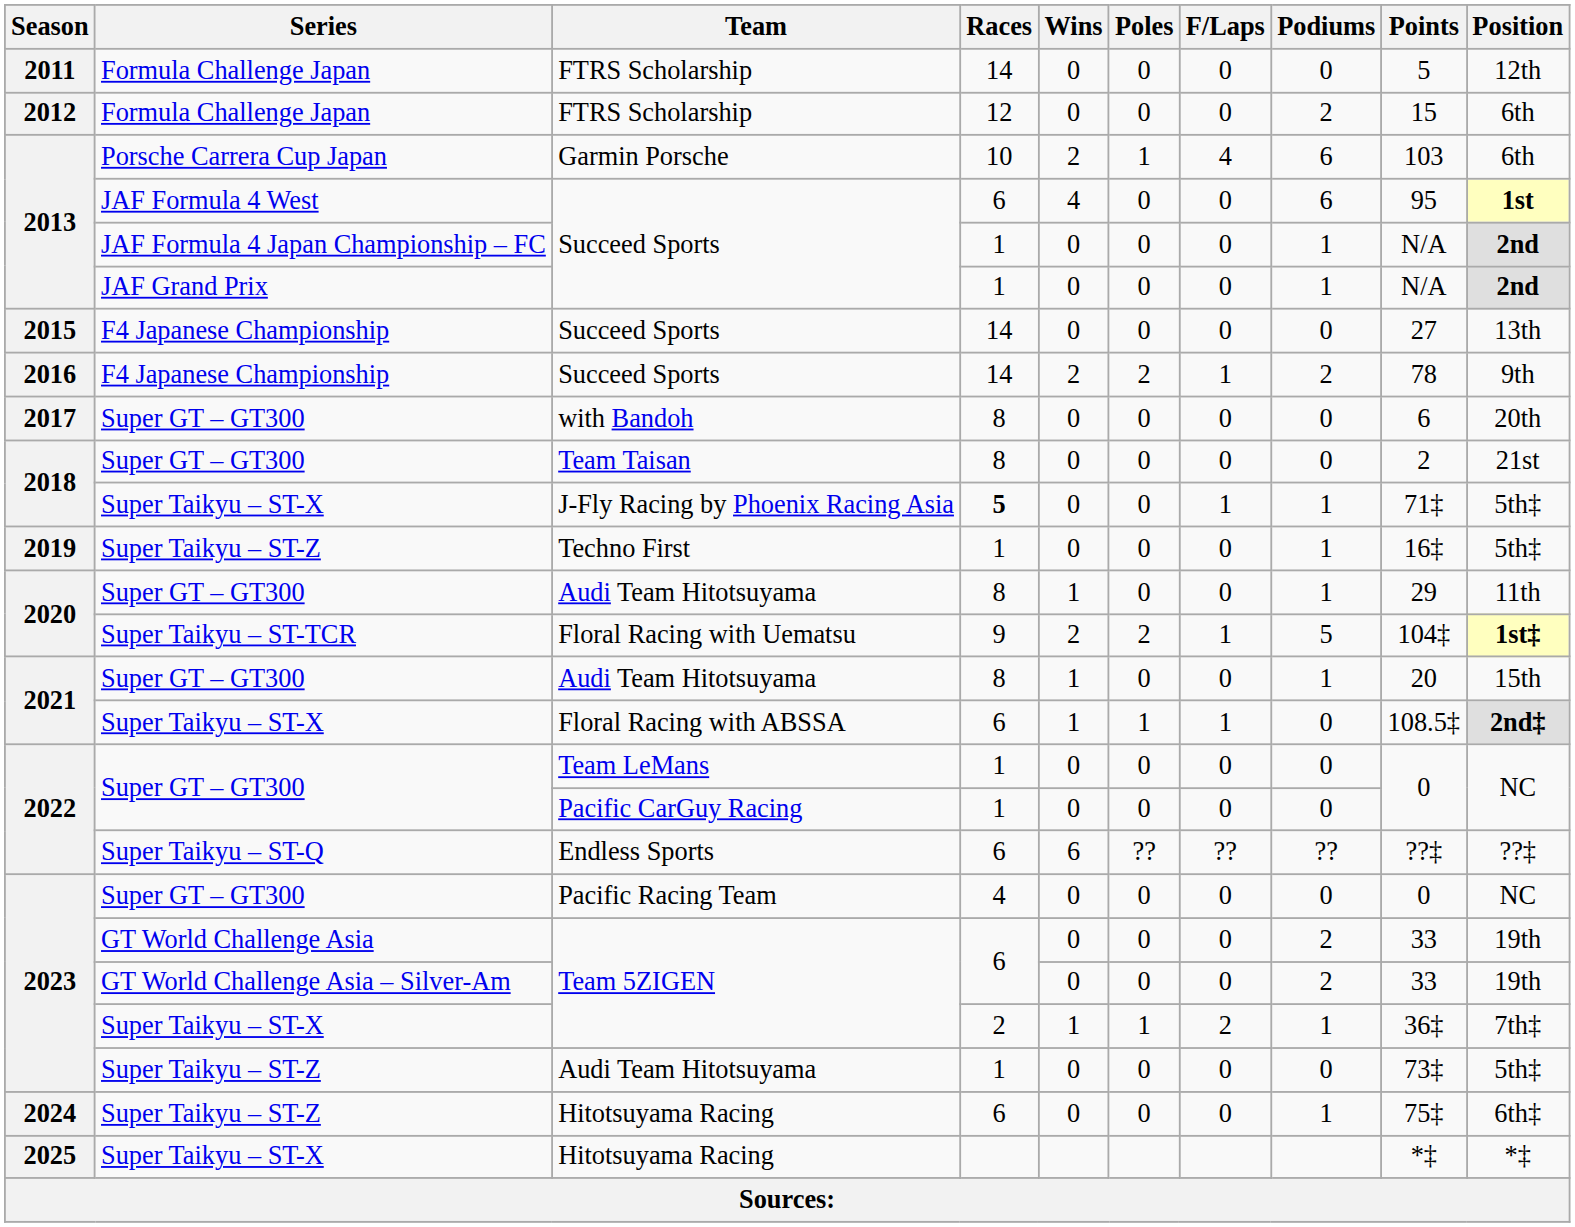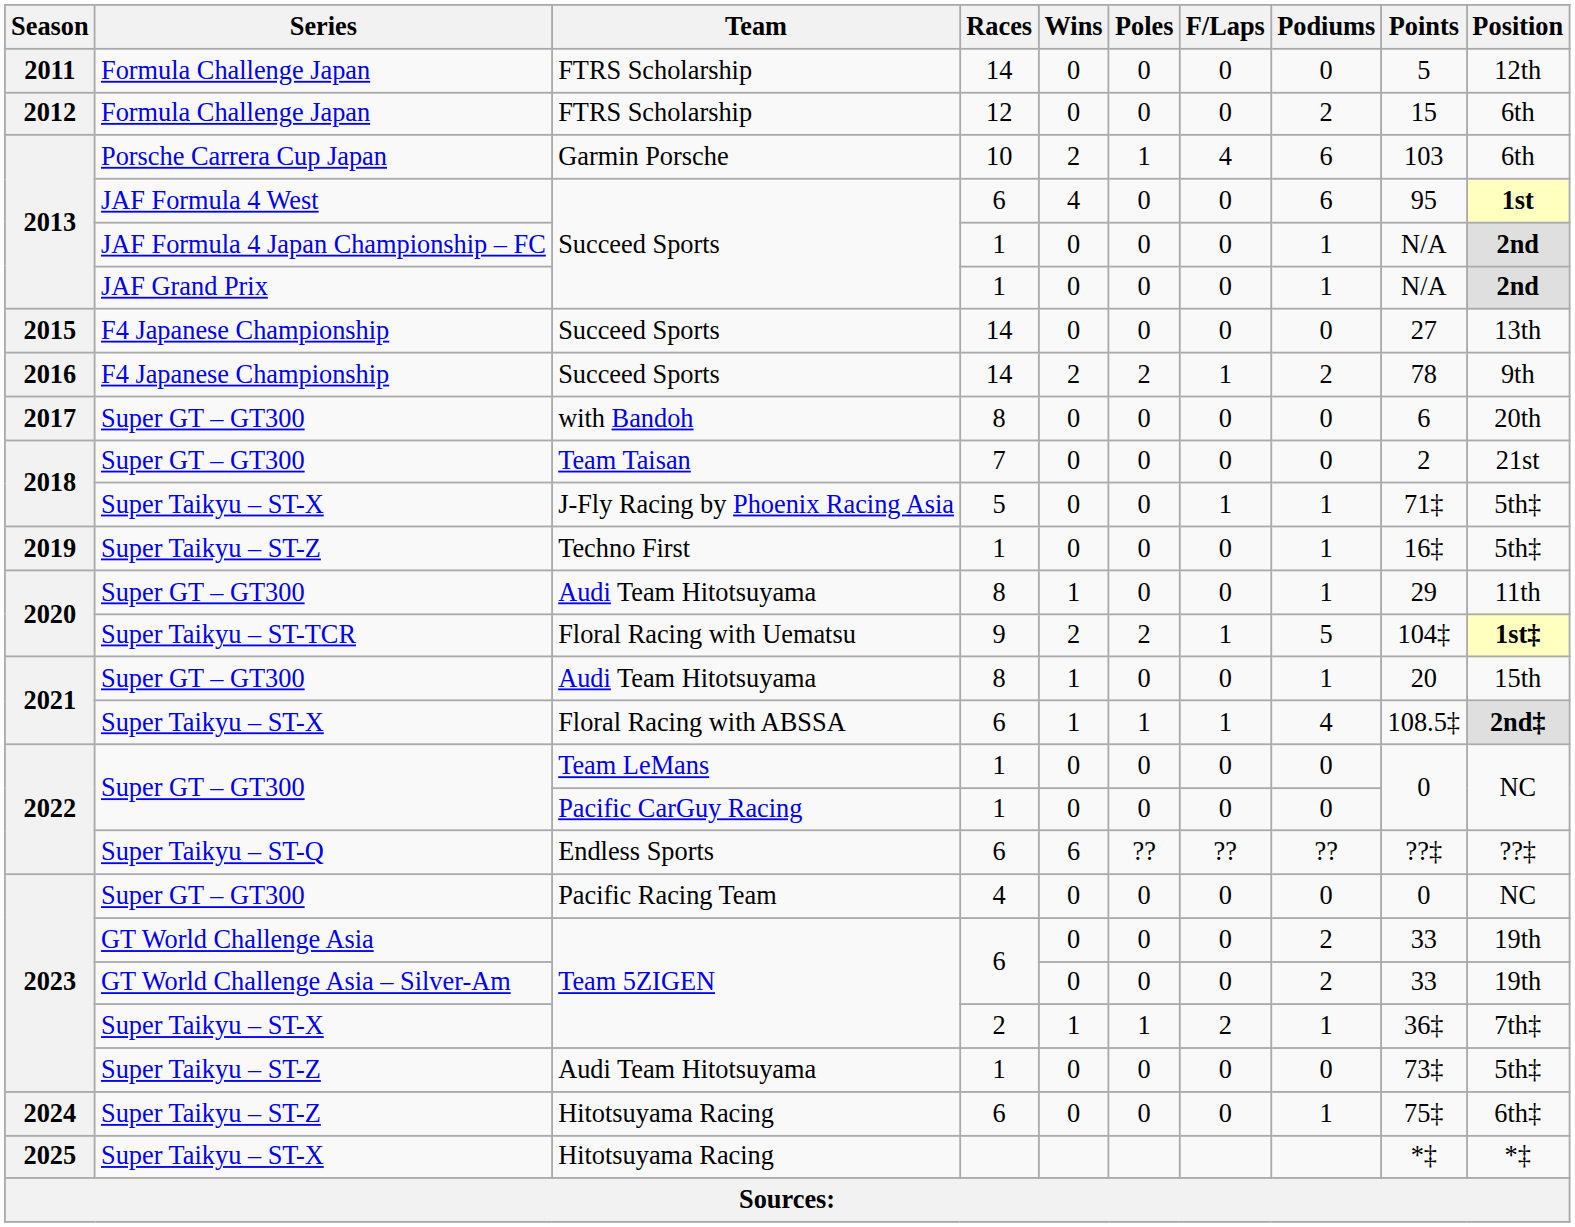(999, 461) 8 -> (999, 461) 7
(999, 504) bold -> (999, 504) normal
(1326, 722) 0 -> (1326, 722) 4
